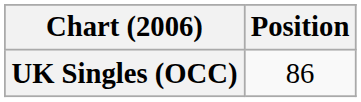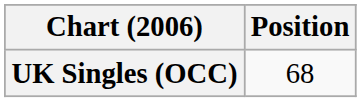(300, 72) 86 -> (300, 72) 68
